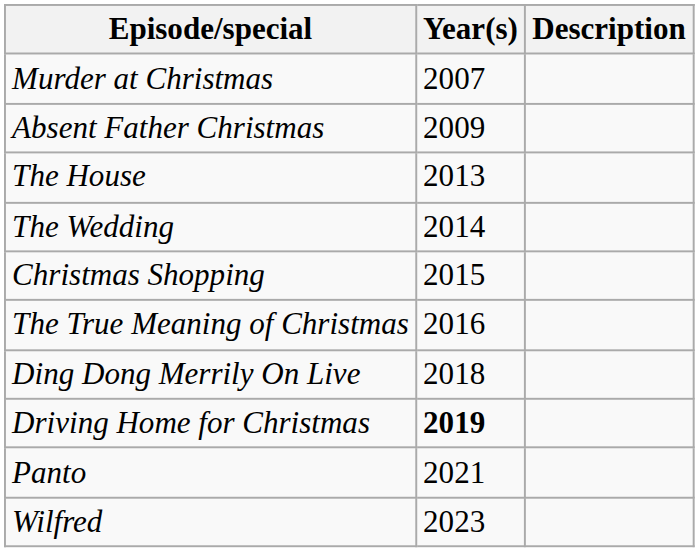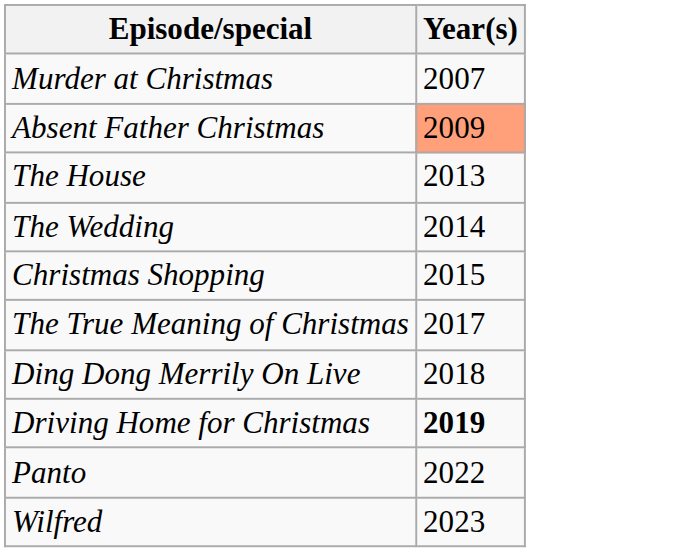- column: (609, 29)
(454, 127) no background -> (454, 127) lightsalmon background
(454, 324) 2016 -> (454, 324) 2017
(454, 472) 2021 -> (454, 472) 2022
